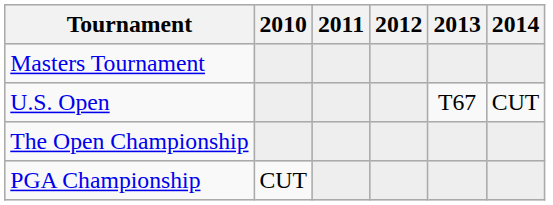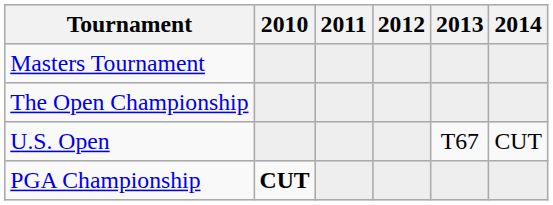rows swapped: (60, 102) <-> (129, 141)
(283, 180) normal -> (285, 180) bold
